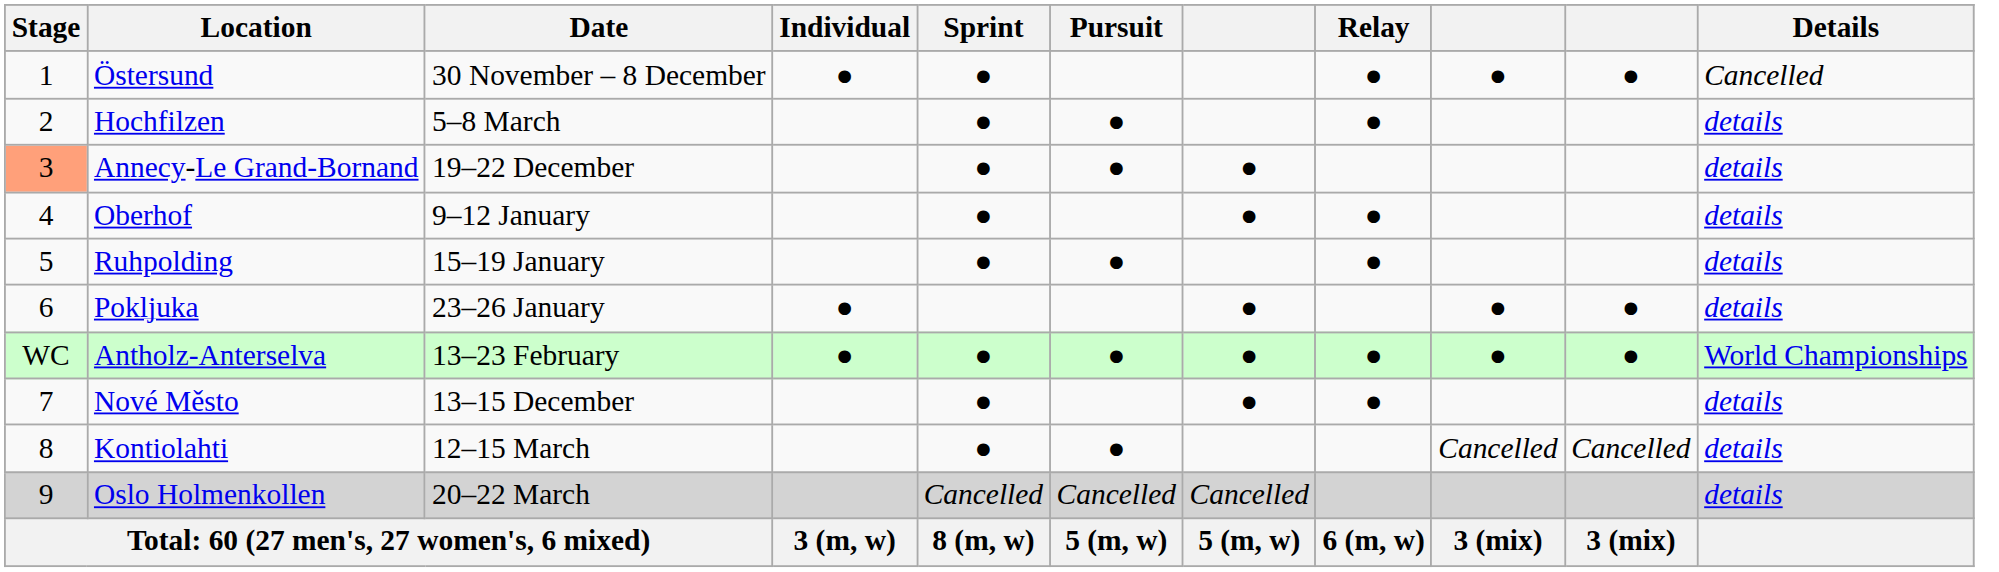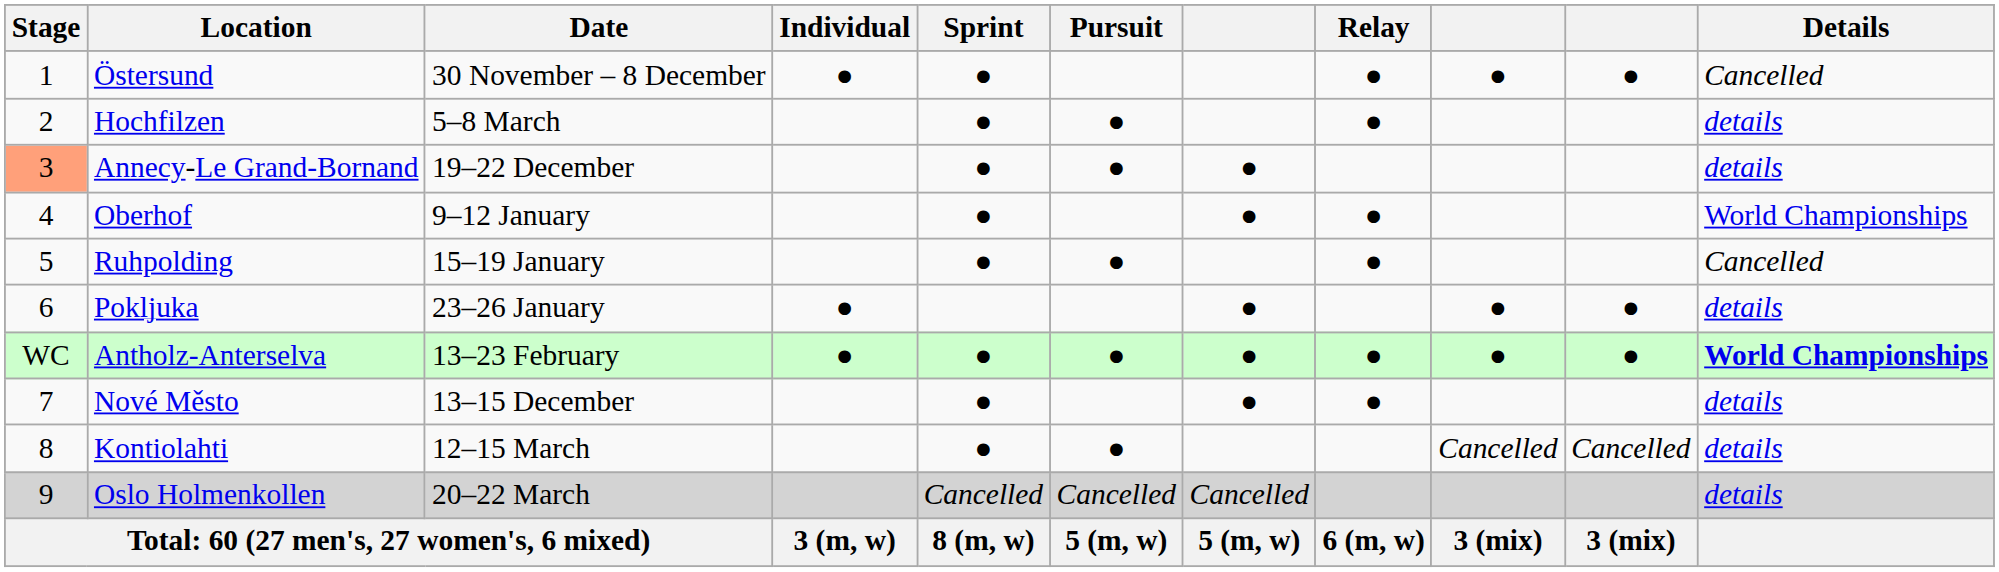(1743, 214) details -> (1836, 214) World Championships
(1743, 261) details -> (1764, 261) Cancelled
(1836, 354) normal -> (1846, 354) bold
